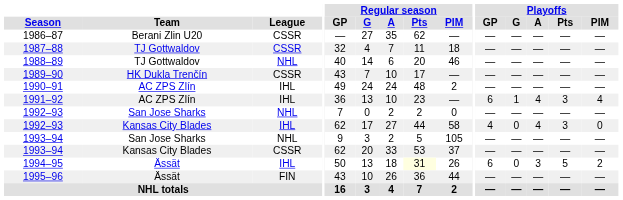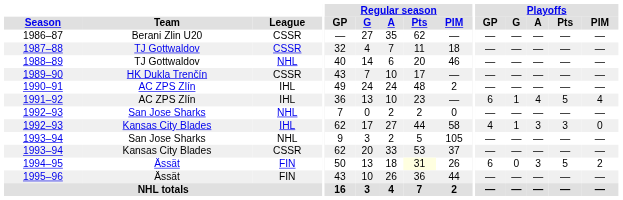(565, 100) 3 -> (565, 100) 5
(516, 125) 0 -> (516, 125) 1
(538, 125) 4 -> (538, 125) 3
(287, 164) IHL -> (287, 164) FIN
